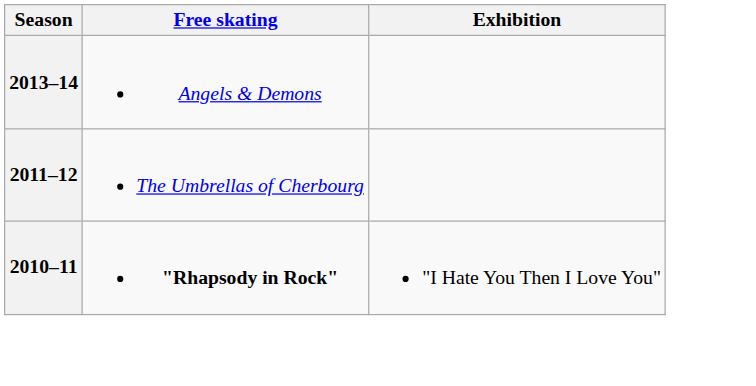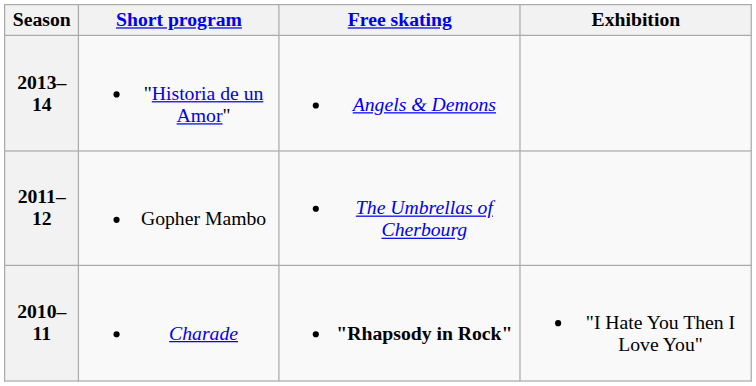+ column: (179, 20)
